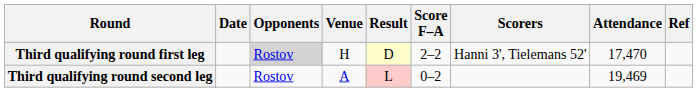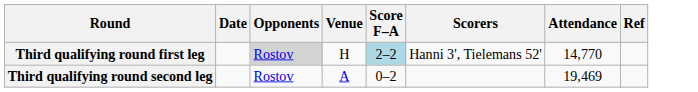- column: (388, 23)
(431, 53) no background -> (386, 53) lightblue background
(627, 53) 17,470 -> (583, 53) 14,770
